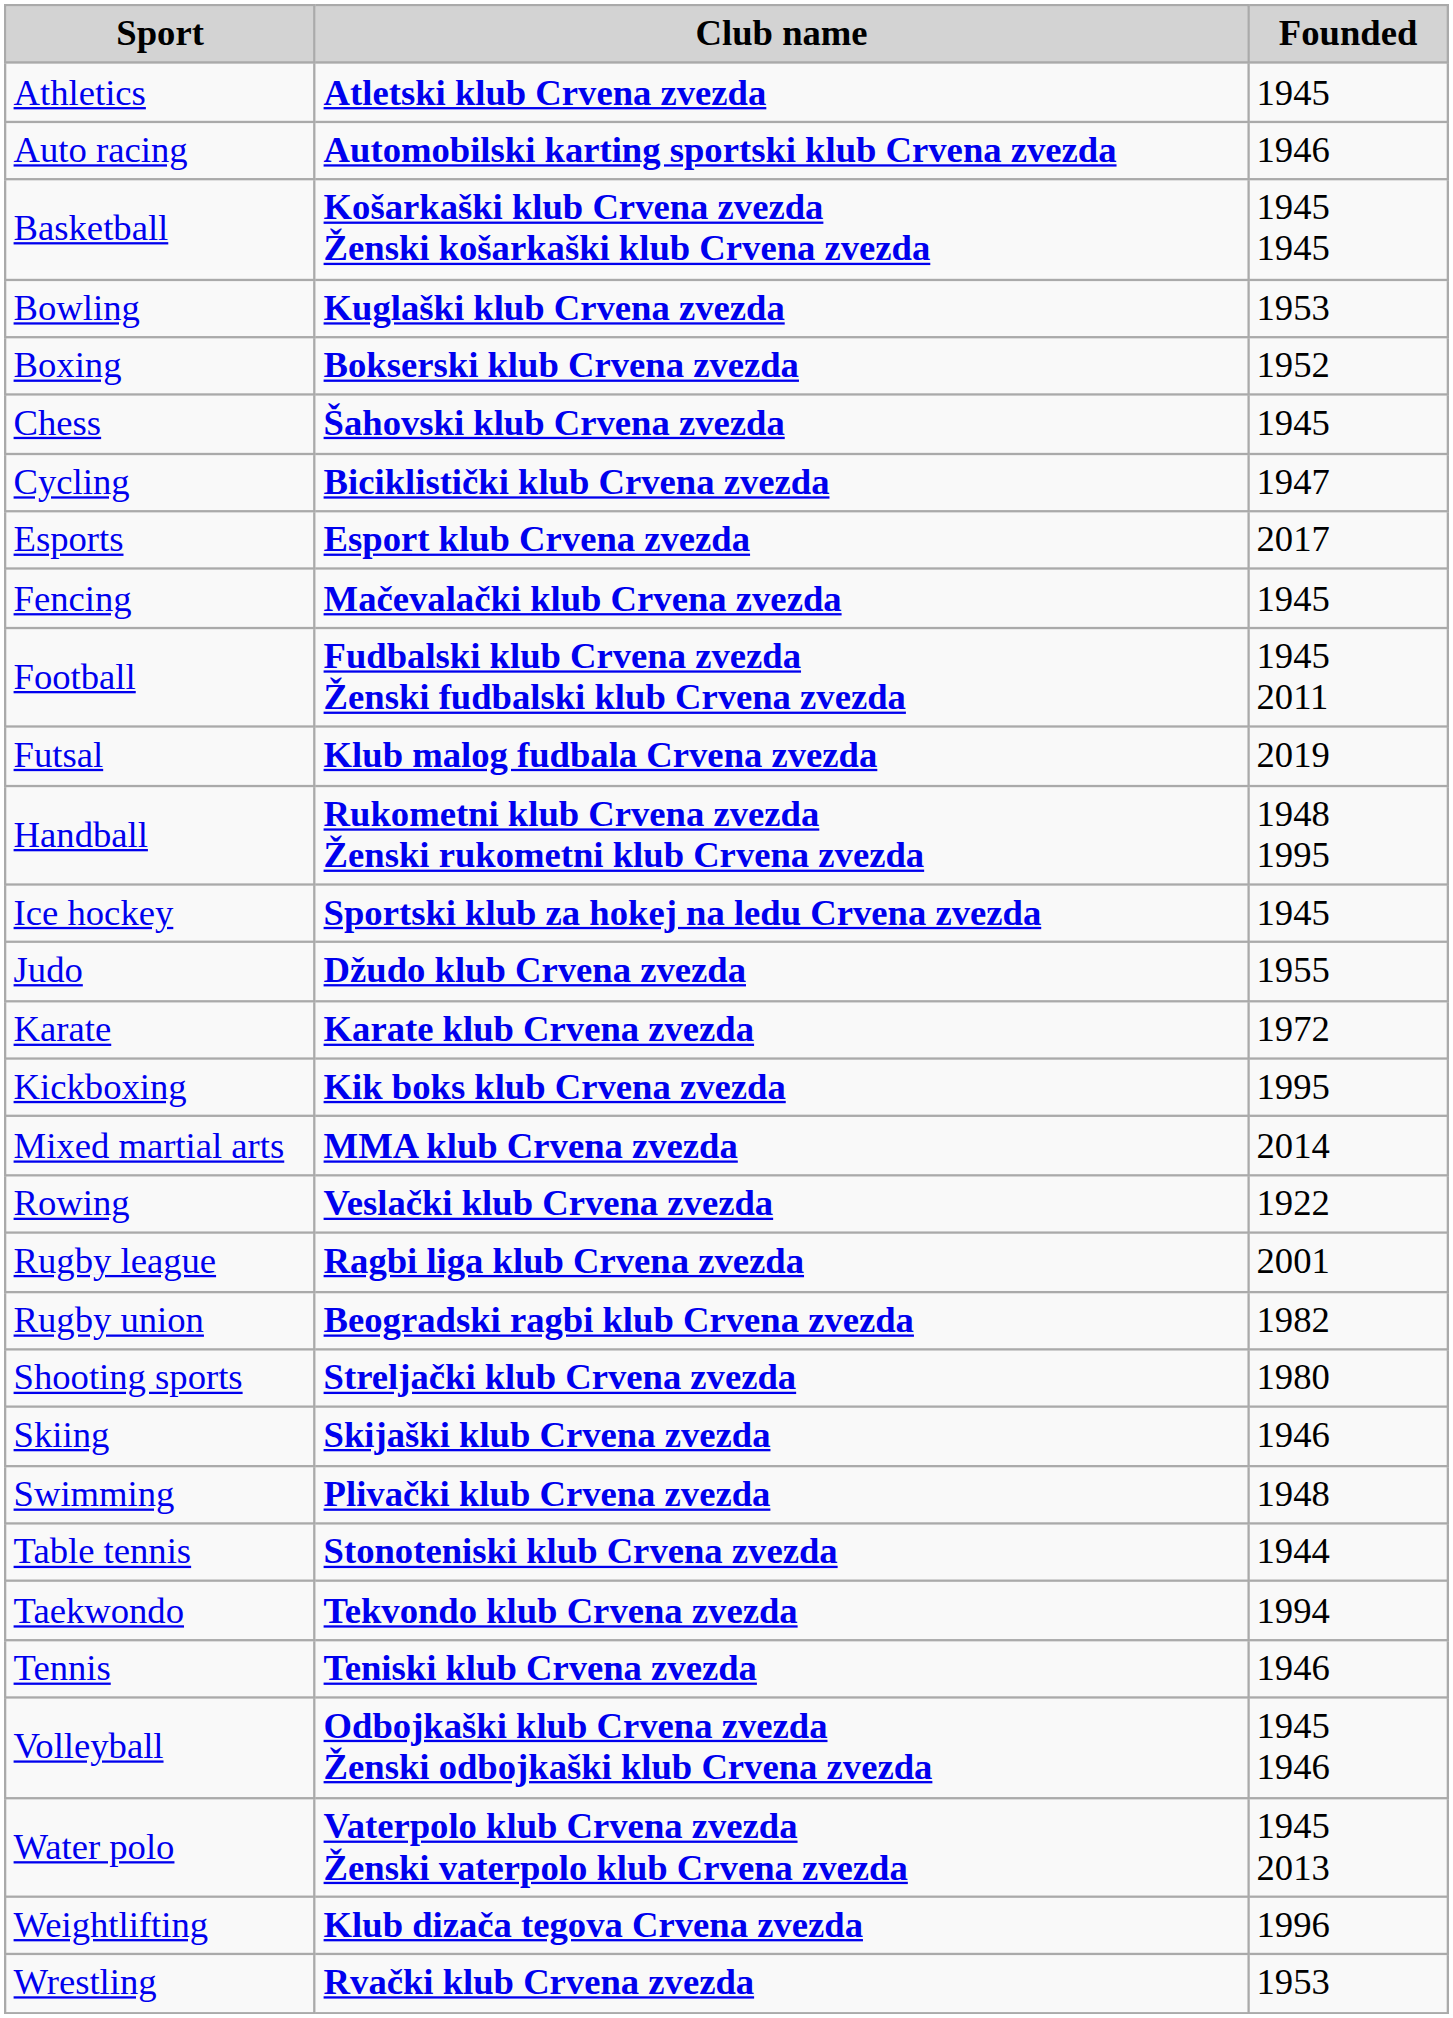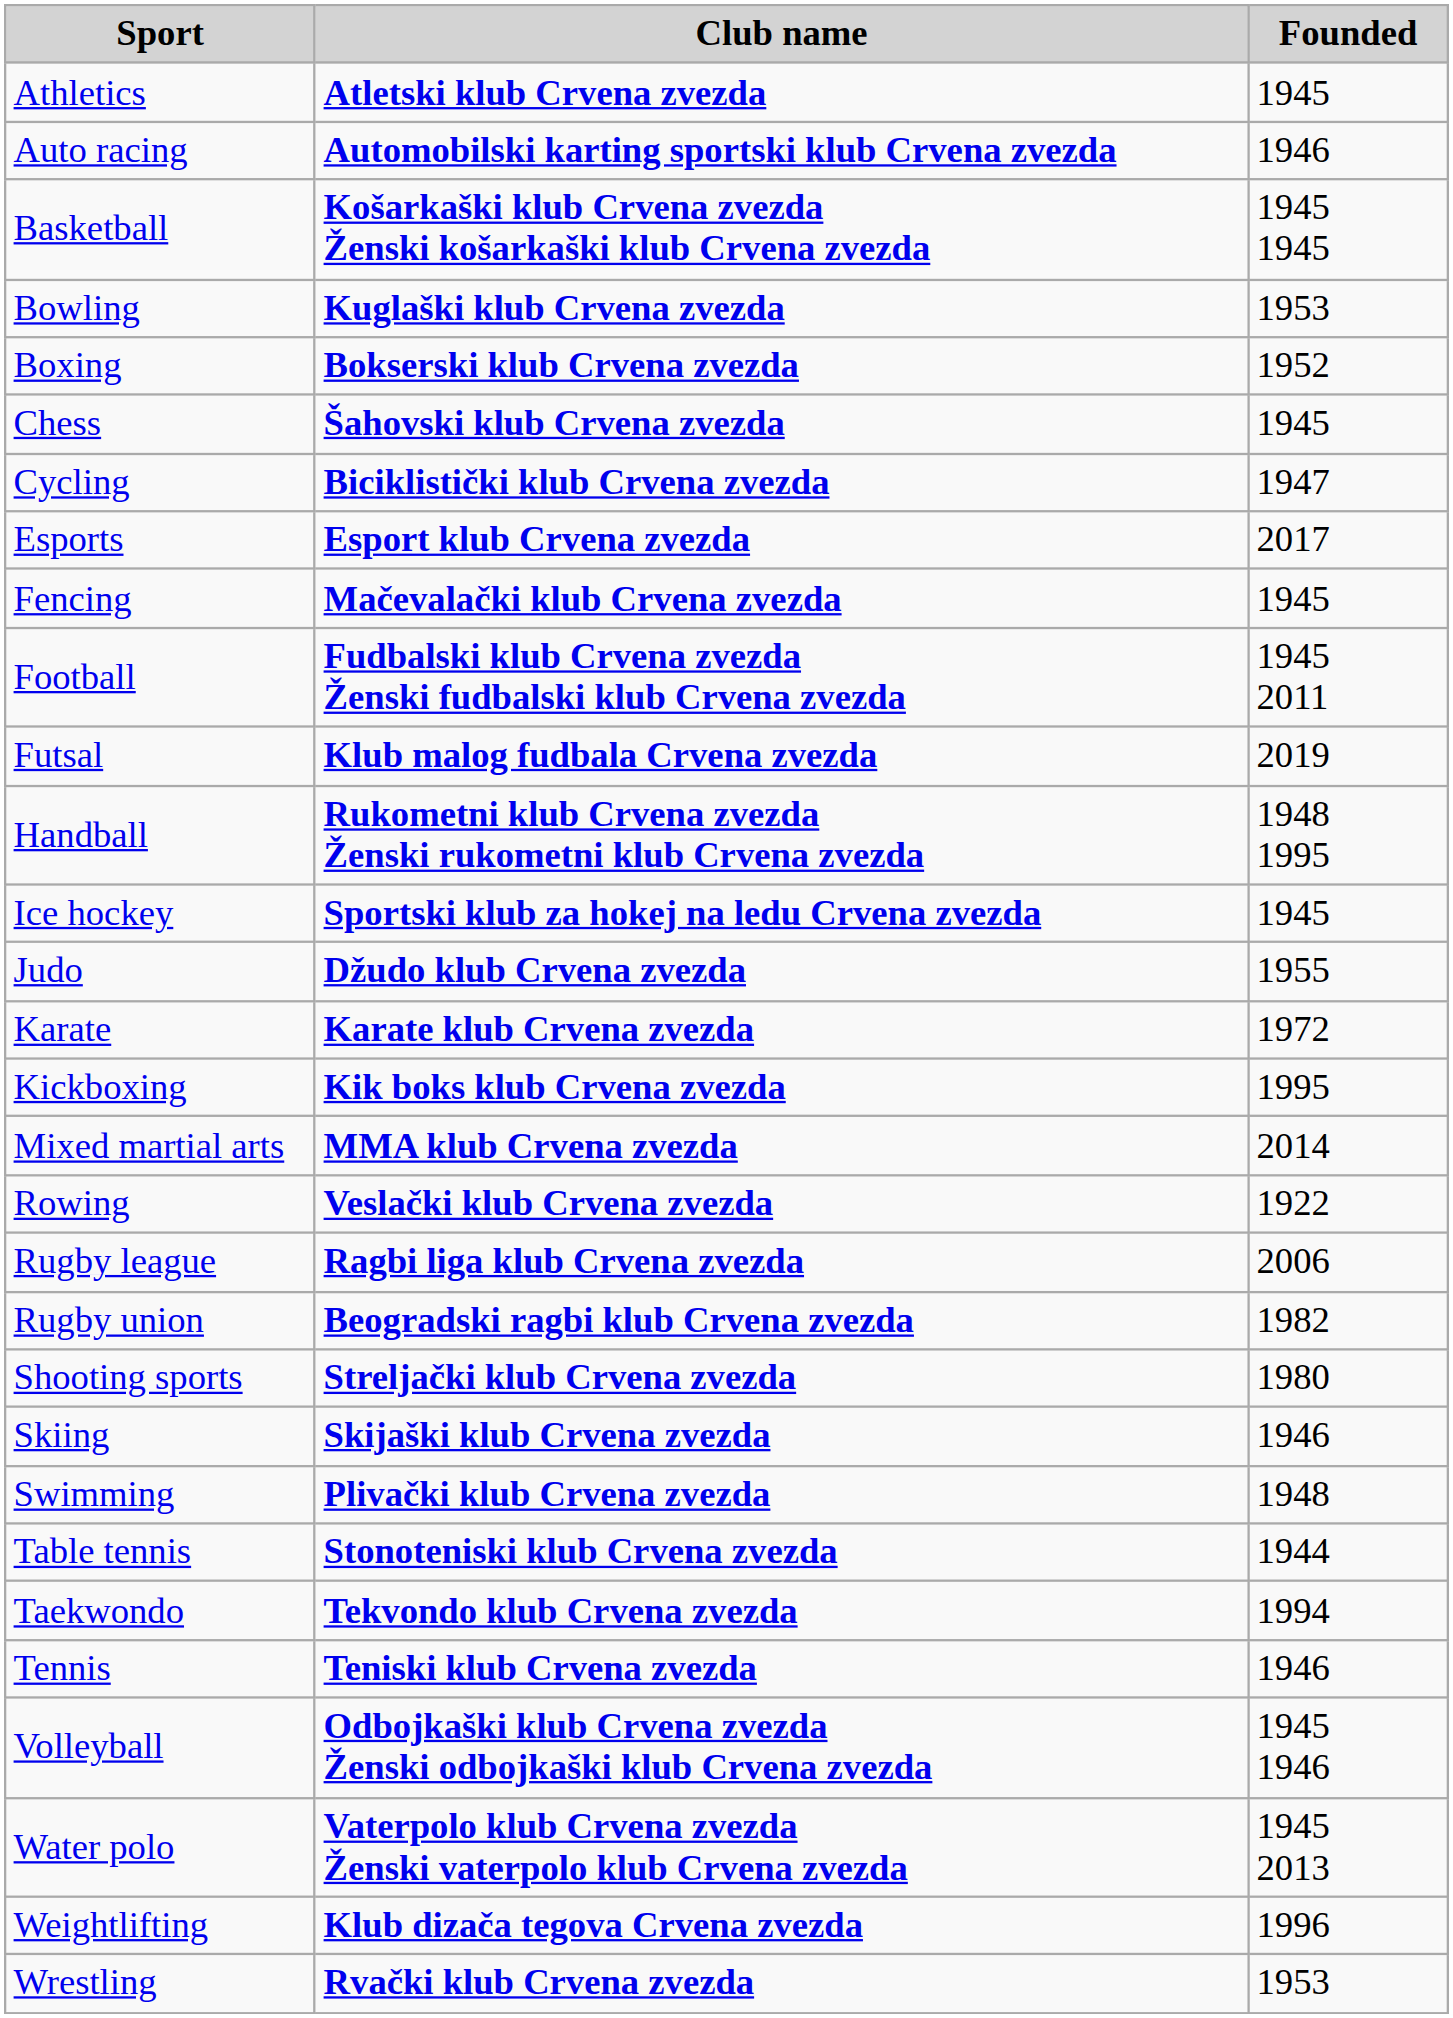(1293, 1261) 2001 -> (1293, 1261) 2006
